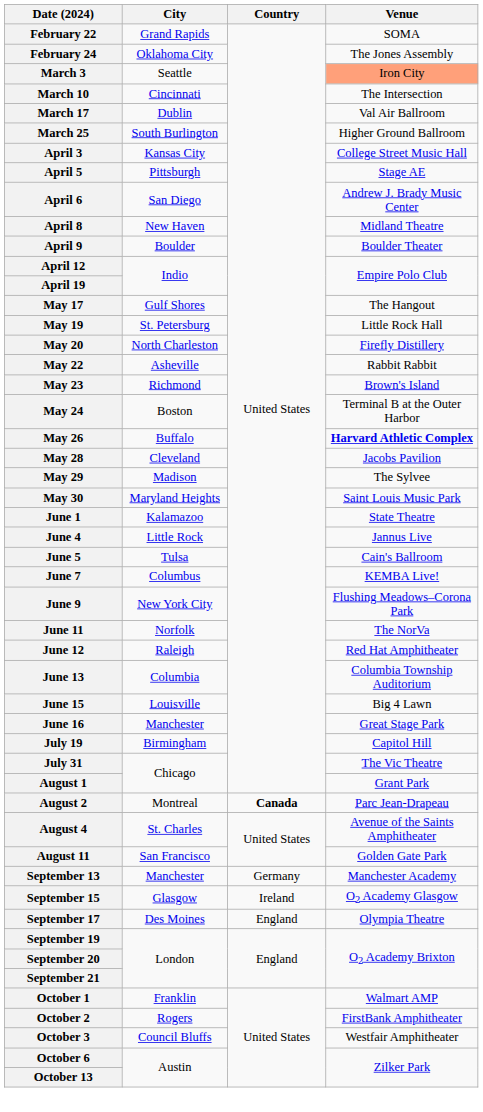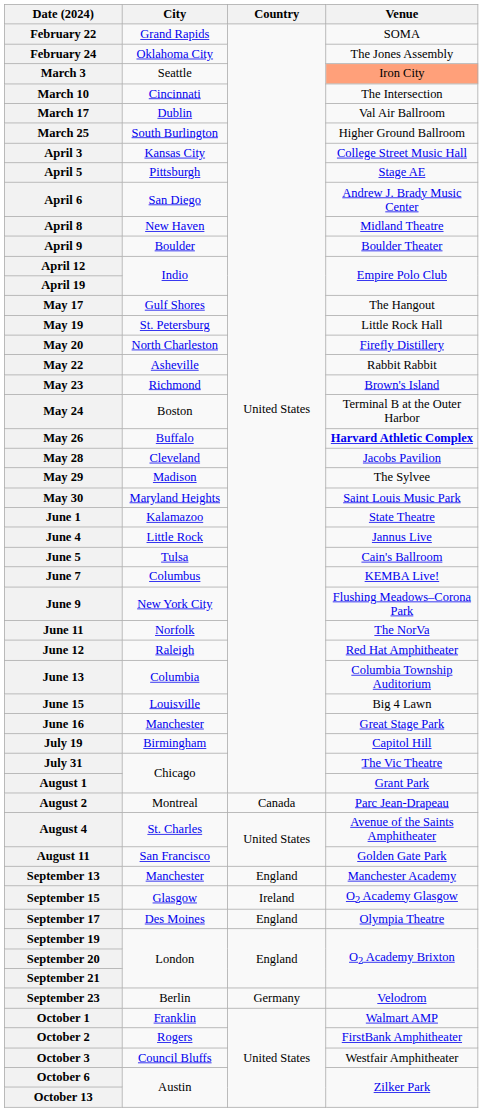(277, 802) bold -> (277, 802) normal
(277, 876) Germany -> (277, 876) England
+ row: (63, 998)
